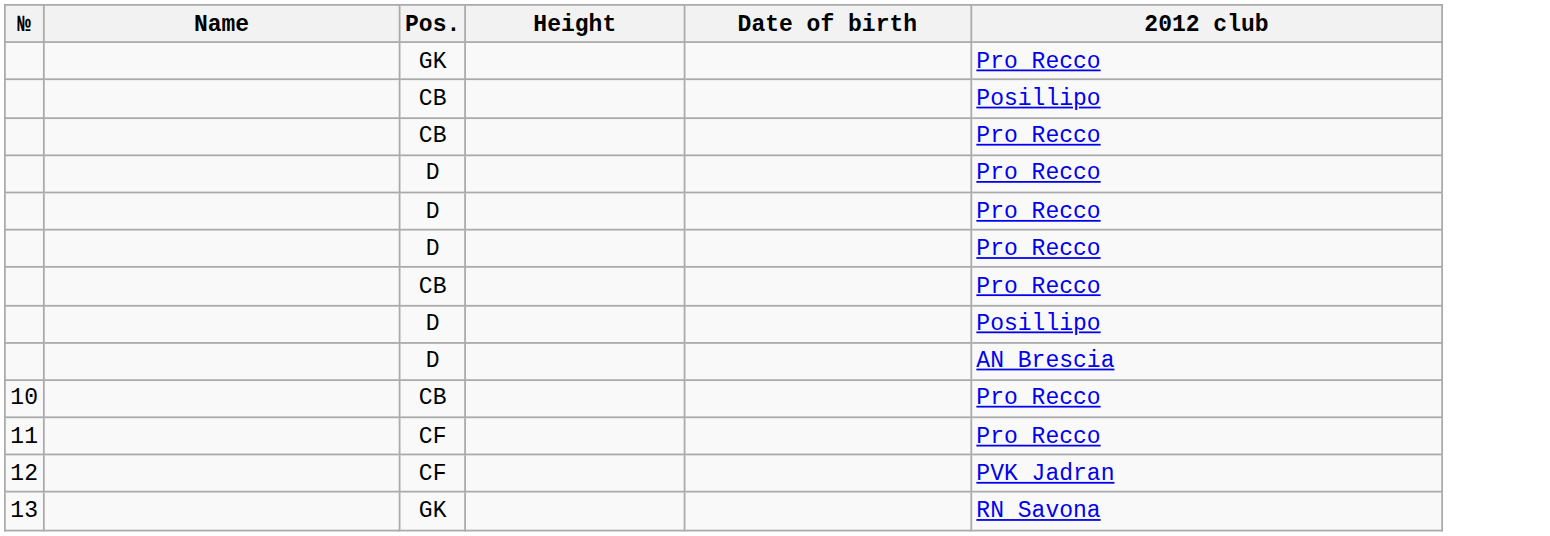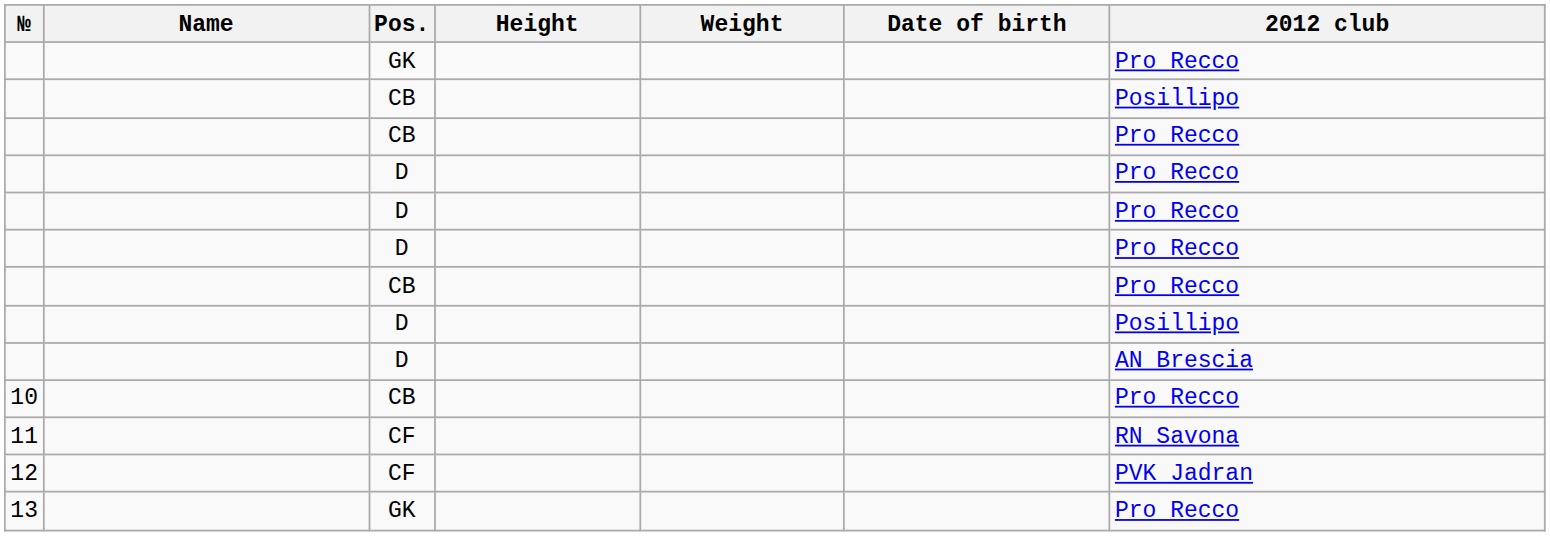+ column: (742, 24)
(1039, 436) Pro Recco -> (1177, 436) RN Savona
(1039, 511) RN Savona -> (1177, 511) Pro Recco
